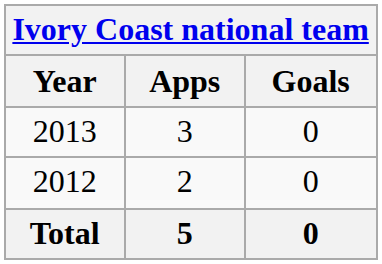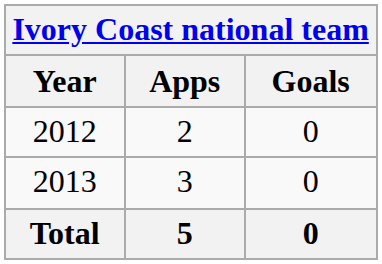rows swapped: (65, 182) <-> (65, 131)
